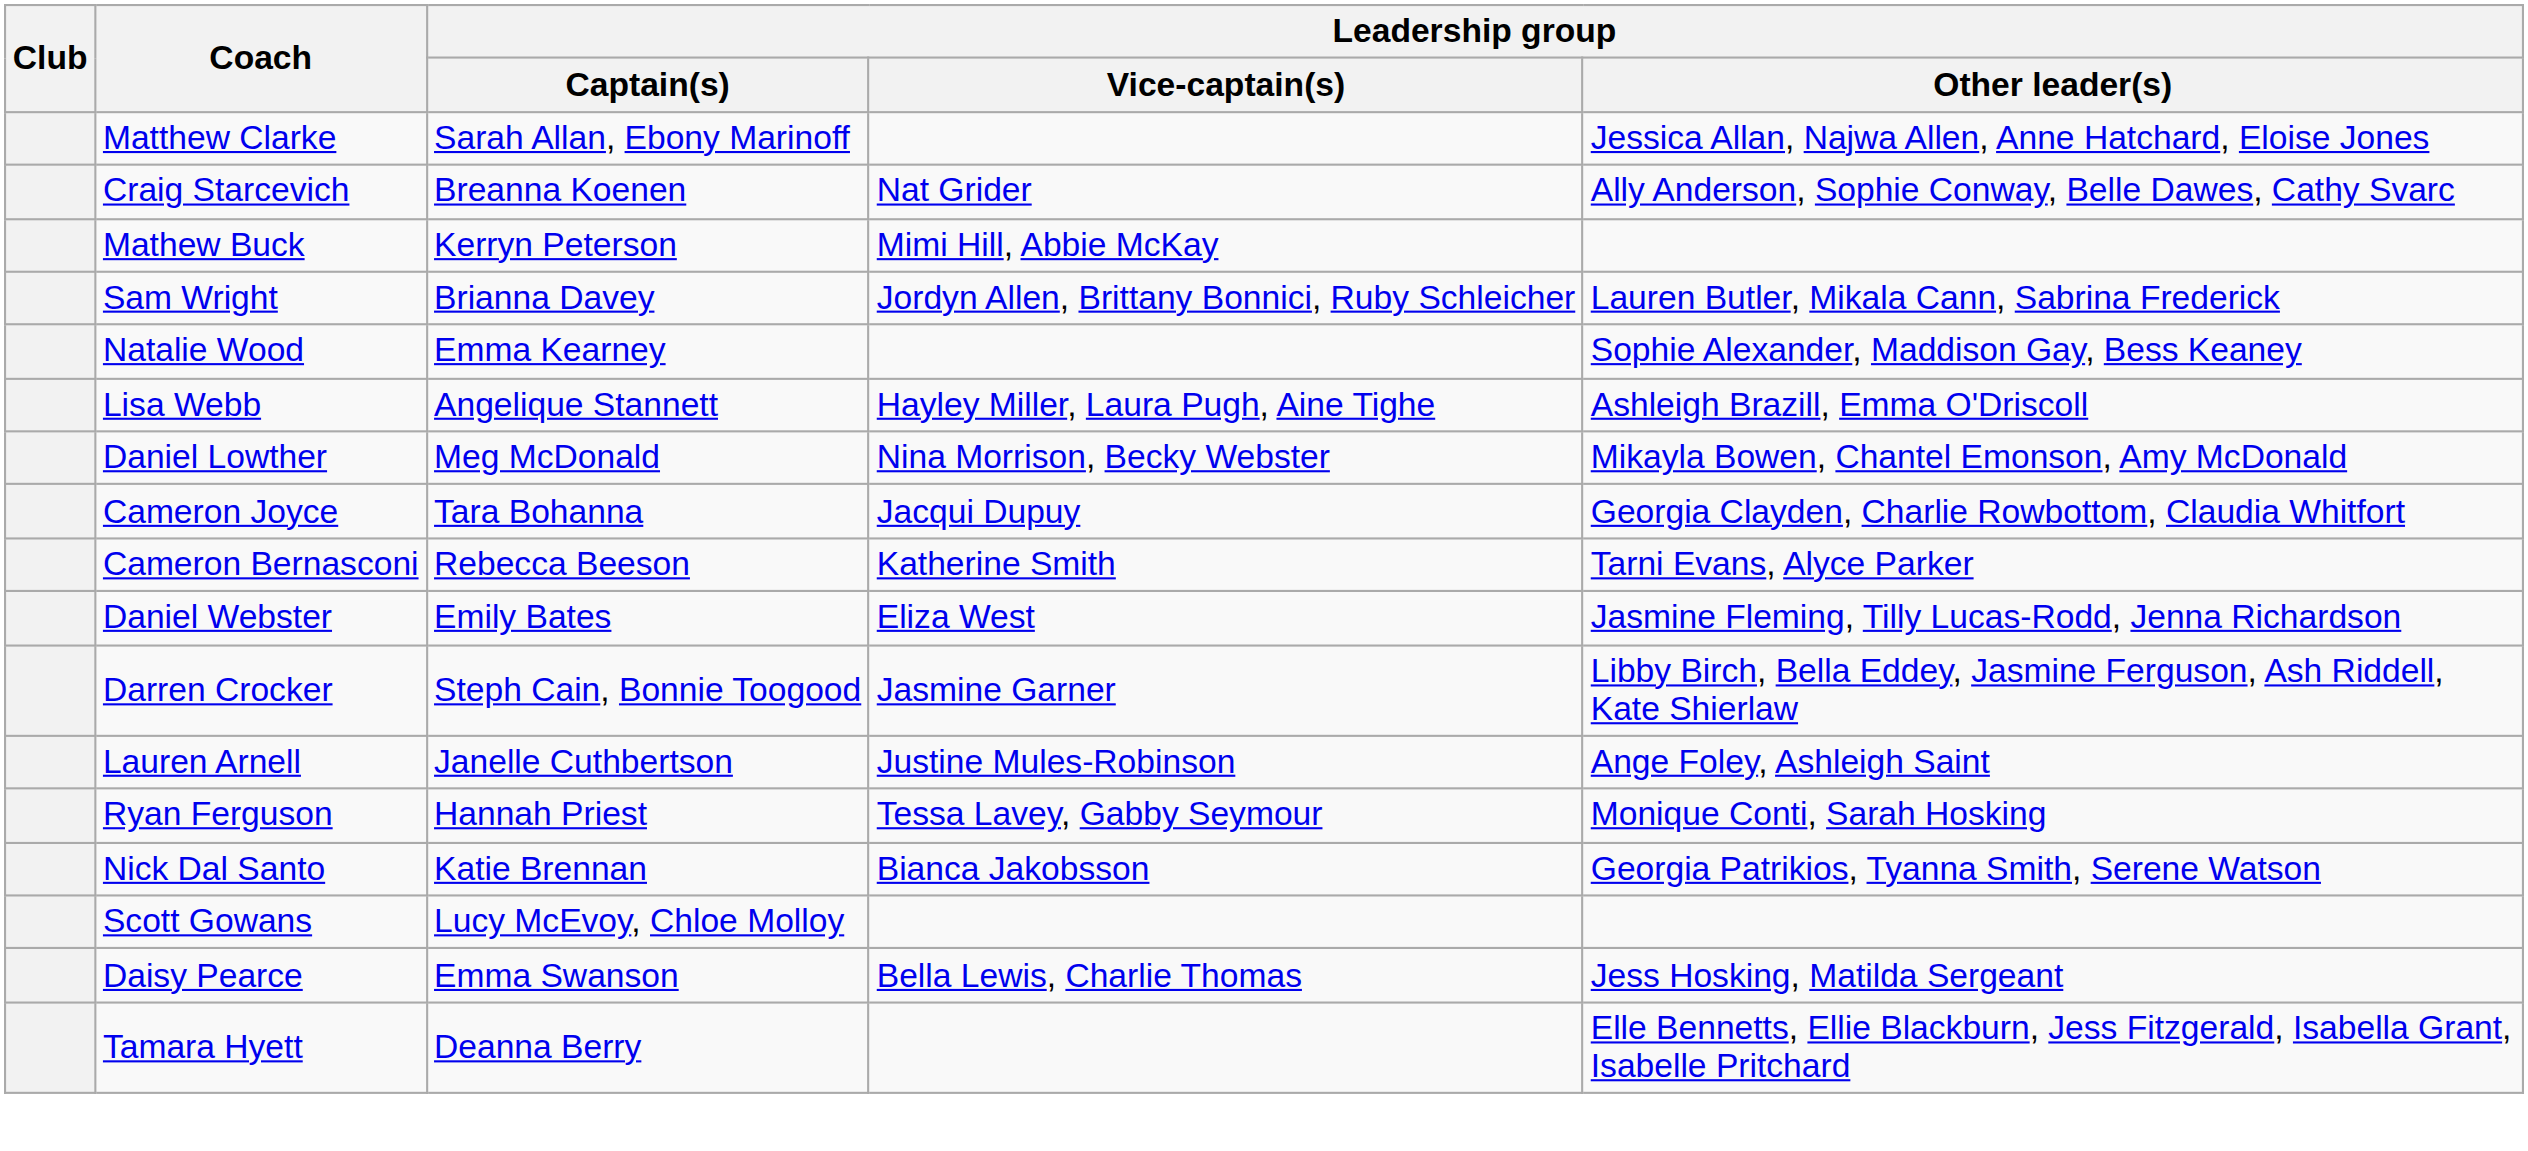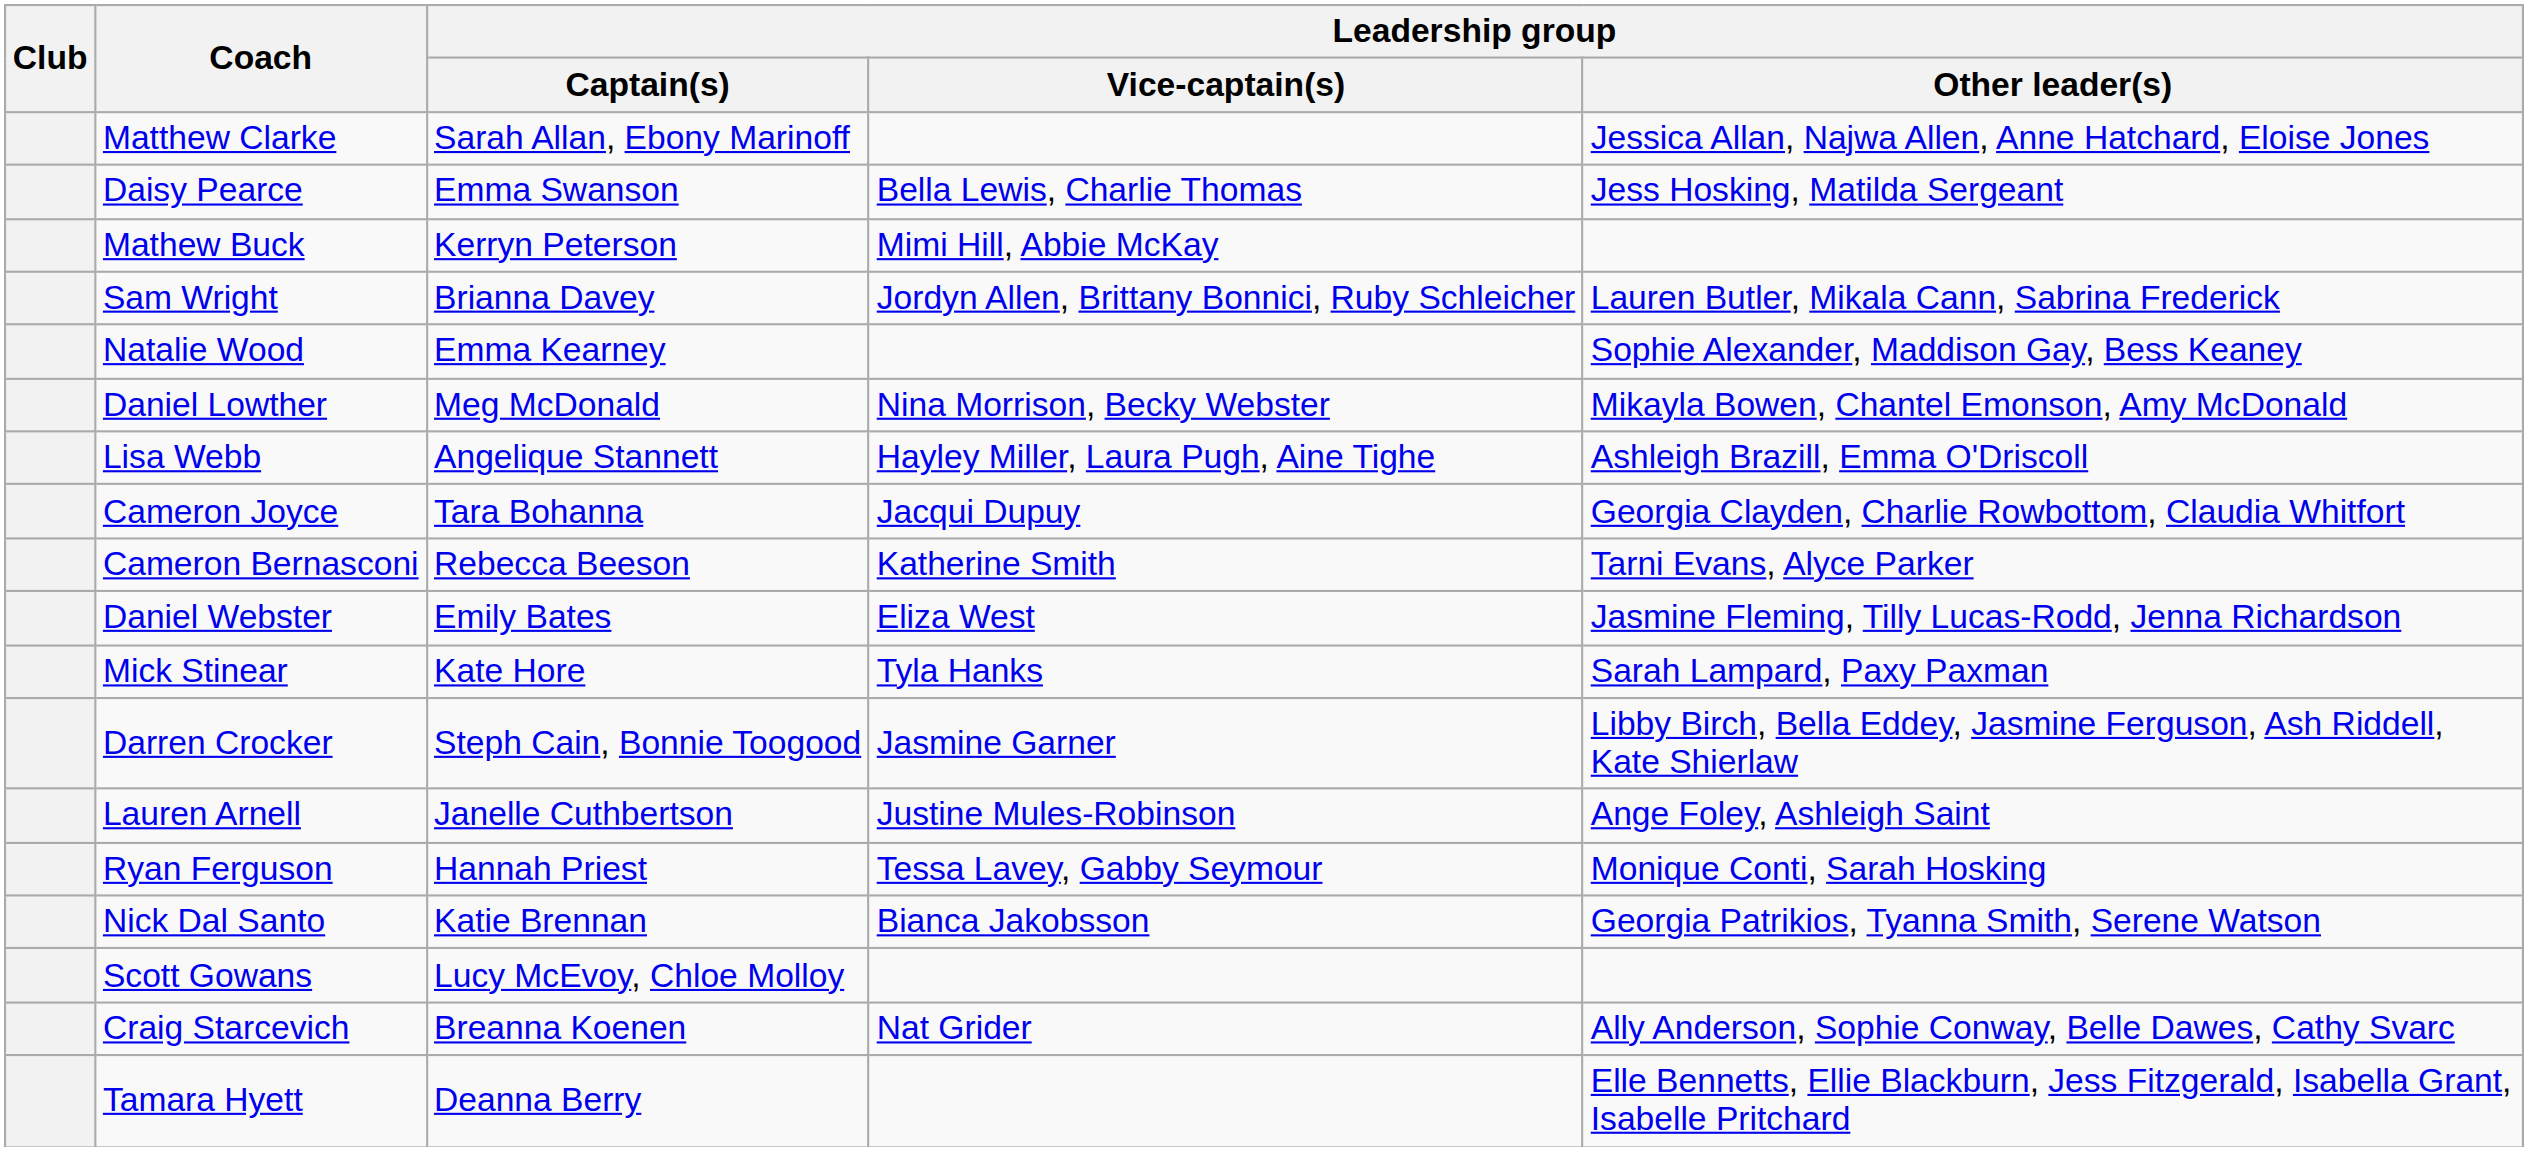rows swapped: (226, 191) <-> (203, 974)
rows swapped: (182, 404) <-> (215, 457)
+ row: (195, 670)
